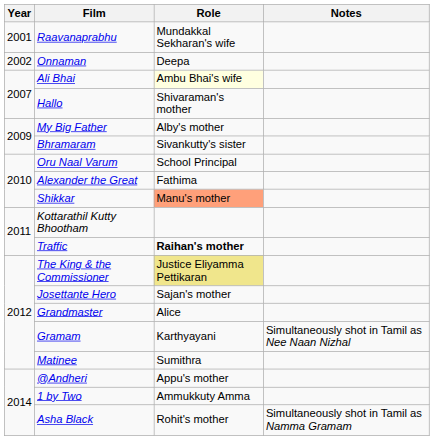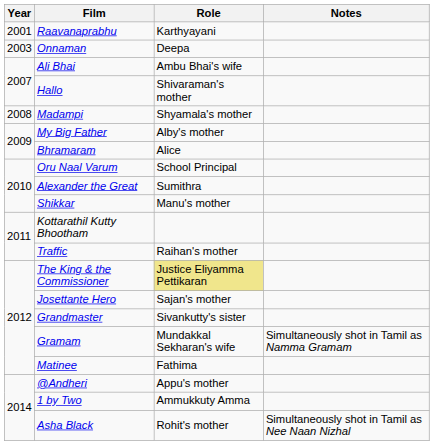(196, 37) Mundakkal Sekharan's wife -> (186, 31) Karthyayani
(19, 61) 2002 -> (19, 48) 2003
(199, 79) lightyellow background -> (199, 66) no background
+ row: (60, 114)
(201, 145) Sivankutty's sister -> (169, 150) Alice
(177, 180) Fathima -> (179, 185) Sumithra
(193, 198) lightsalmon background -> (193, 203) no background
(200, 246) bold -> (197, 251) normal
(169, 312) Alice -> (201, 317) Sivankutty's sister
(186, 336) Karthyayani -> (196, 341) Mundakkal Sekharan's wife
(344, 336) Simultaneously shot in Tamil as Nee Naan Nizhal -> (344, 341) Simultaneously shot in Tamil as Namma Gramam
(179, 360) Sumithra -> (177, 365) Fathima
(344, 420) Simultaneously shot in Tamil as Namma Gramam -> (344, 425) Simultaneously shot in Tamil as Nee Naan Nizhal
